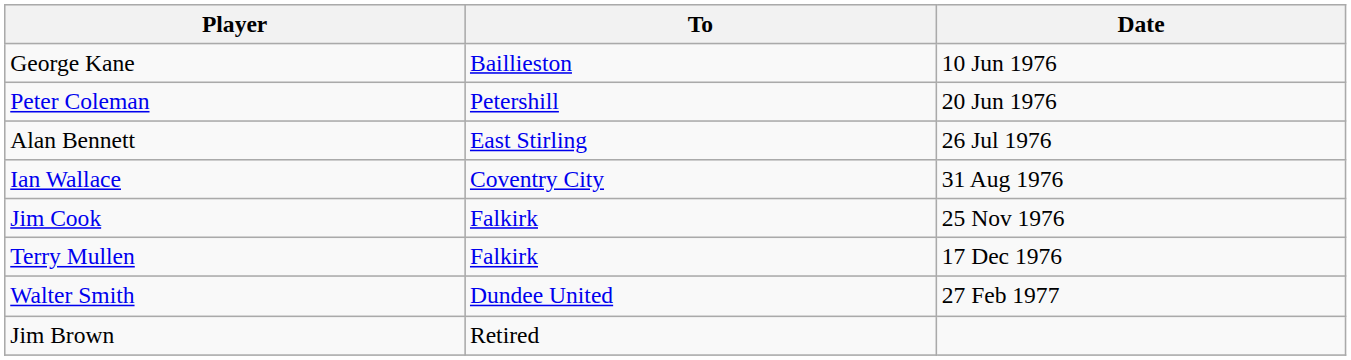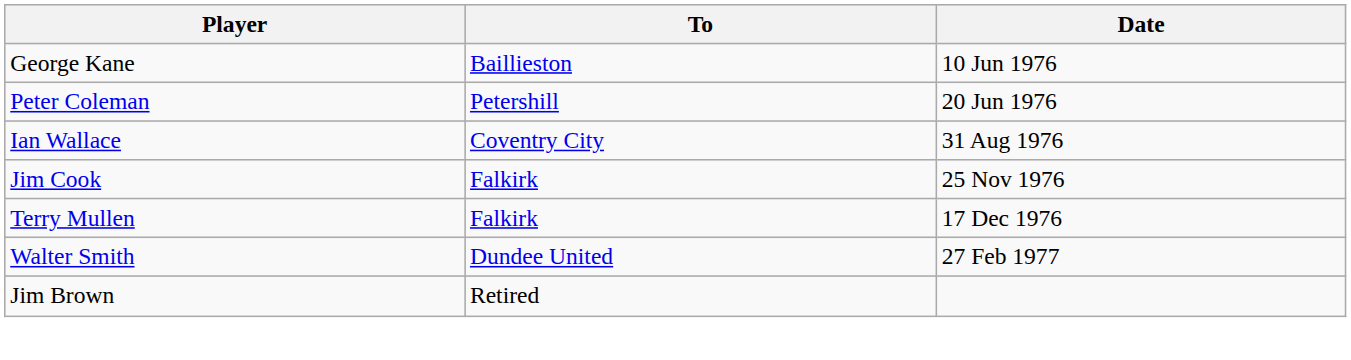- row: (73, 140)
